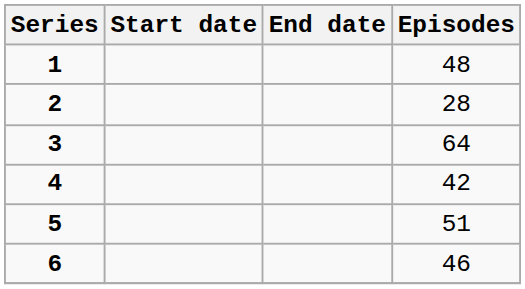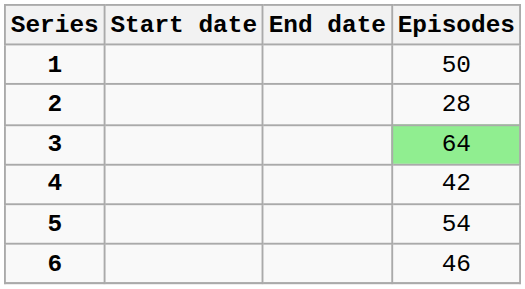(456, 65) 48 -> (456, 65) 50
(456, 144) no background -> (456, 144) lightgreen background
(456, 224) 51 -> (456, 224) 54
